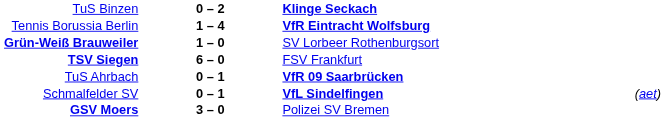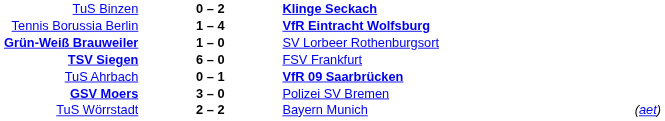- row: (91, 93)
+ row: (97, 110)
